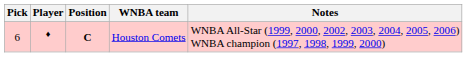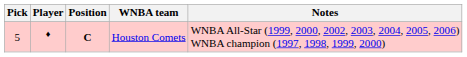(17, 36) 6 -> (17, 36) 5
